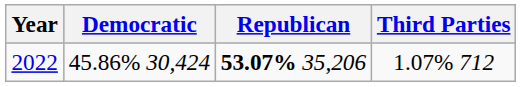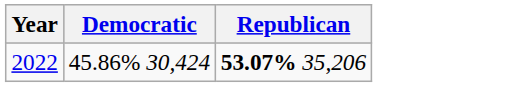- column: (444, 23)
